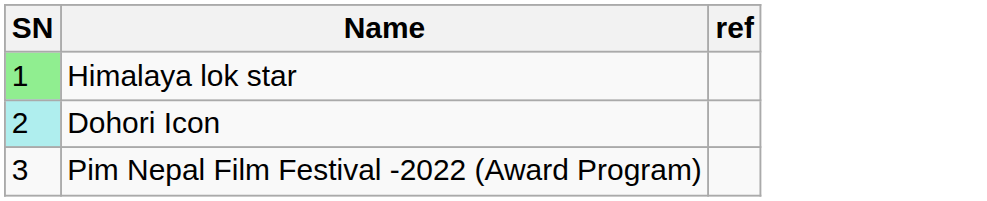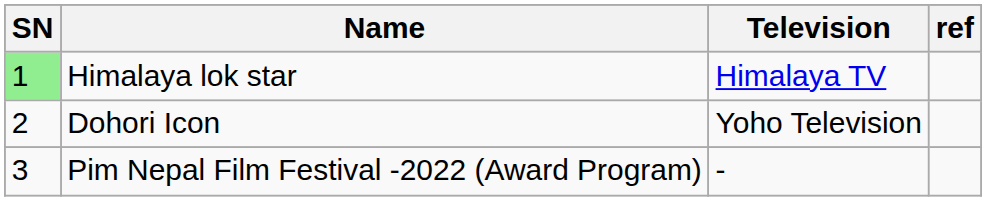+ column: (819, 28)
(20, 123) paleturquoise background -> (20, 123) no background
